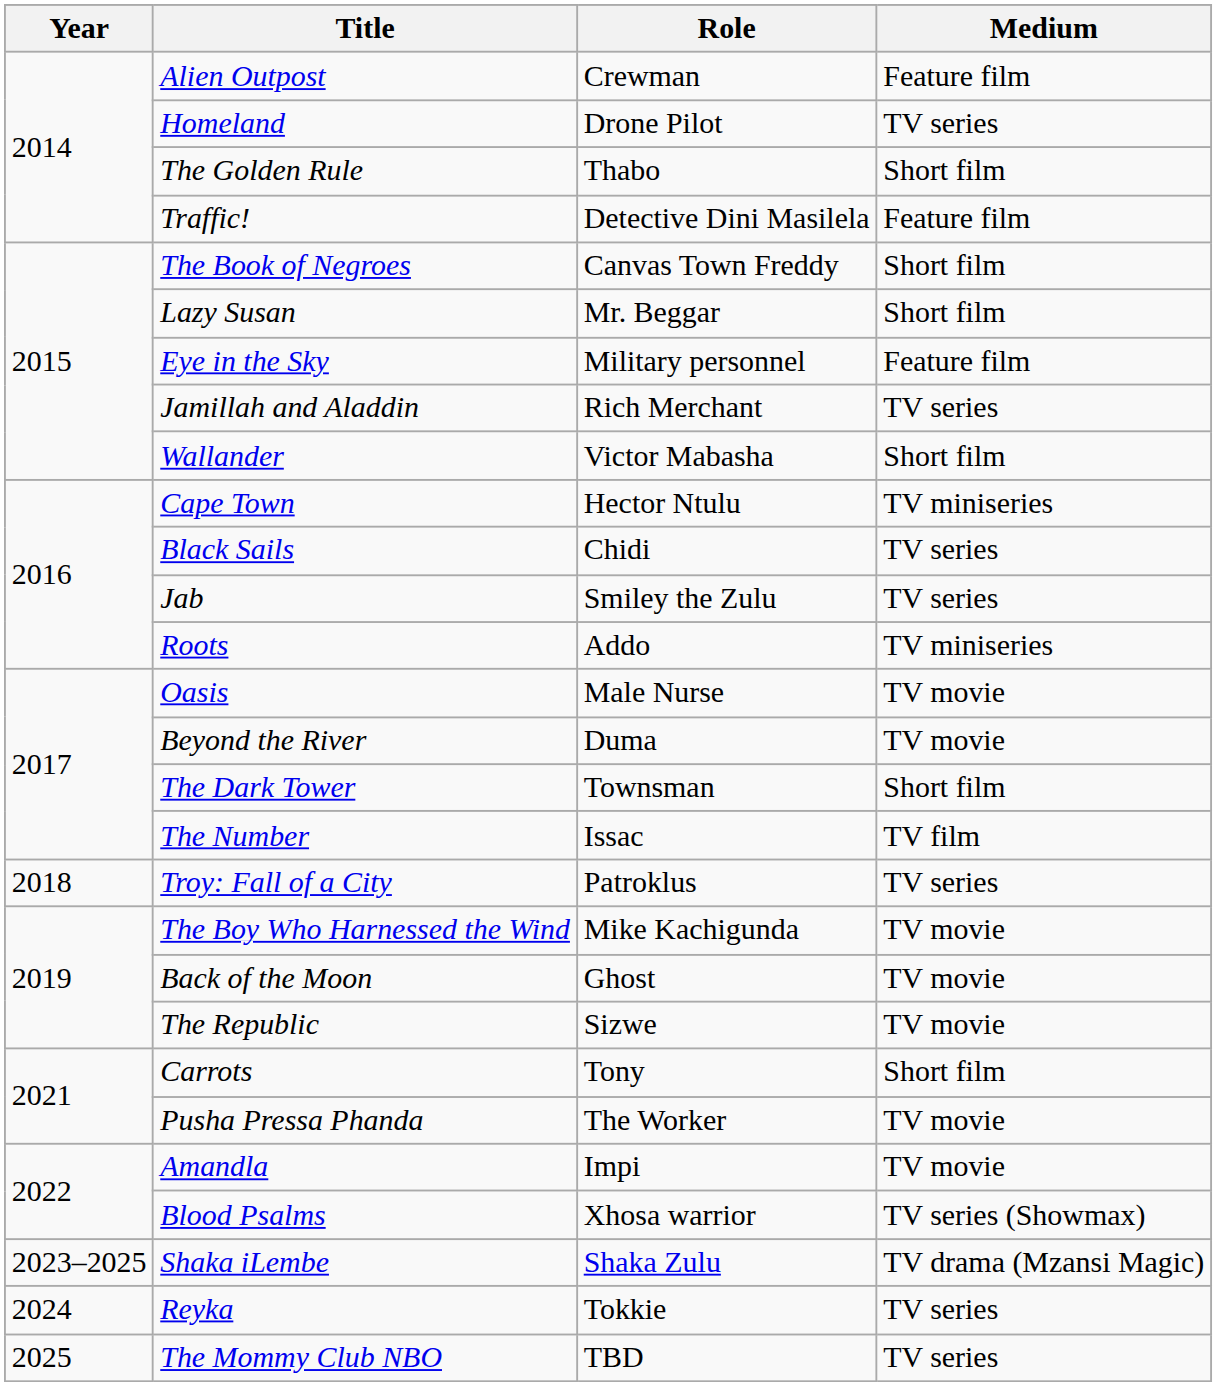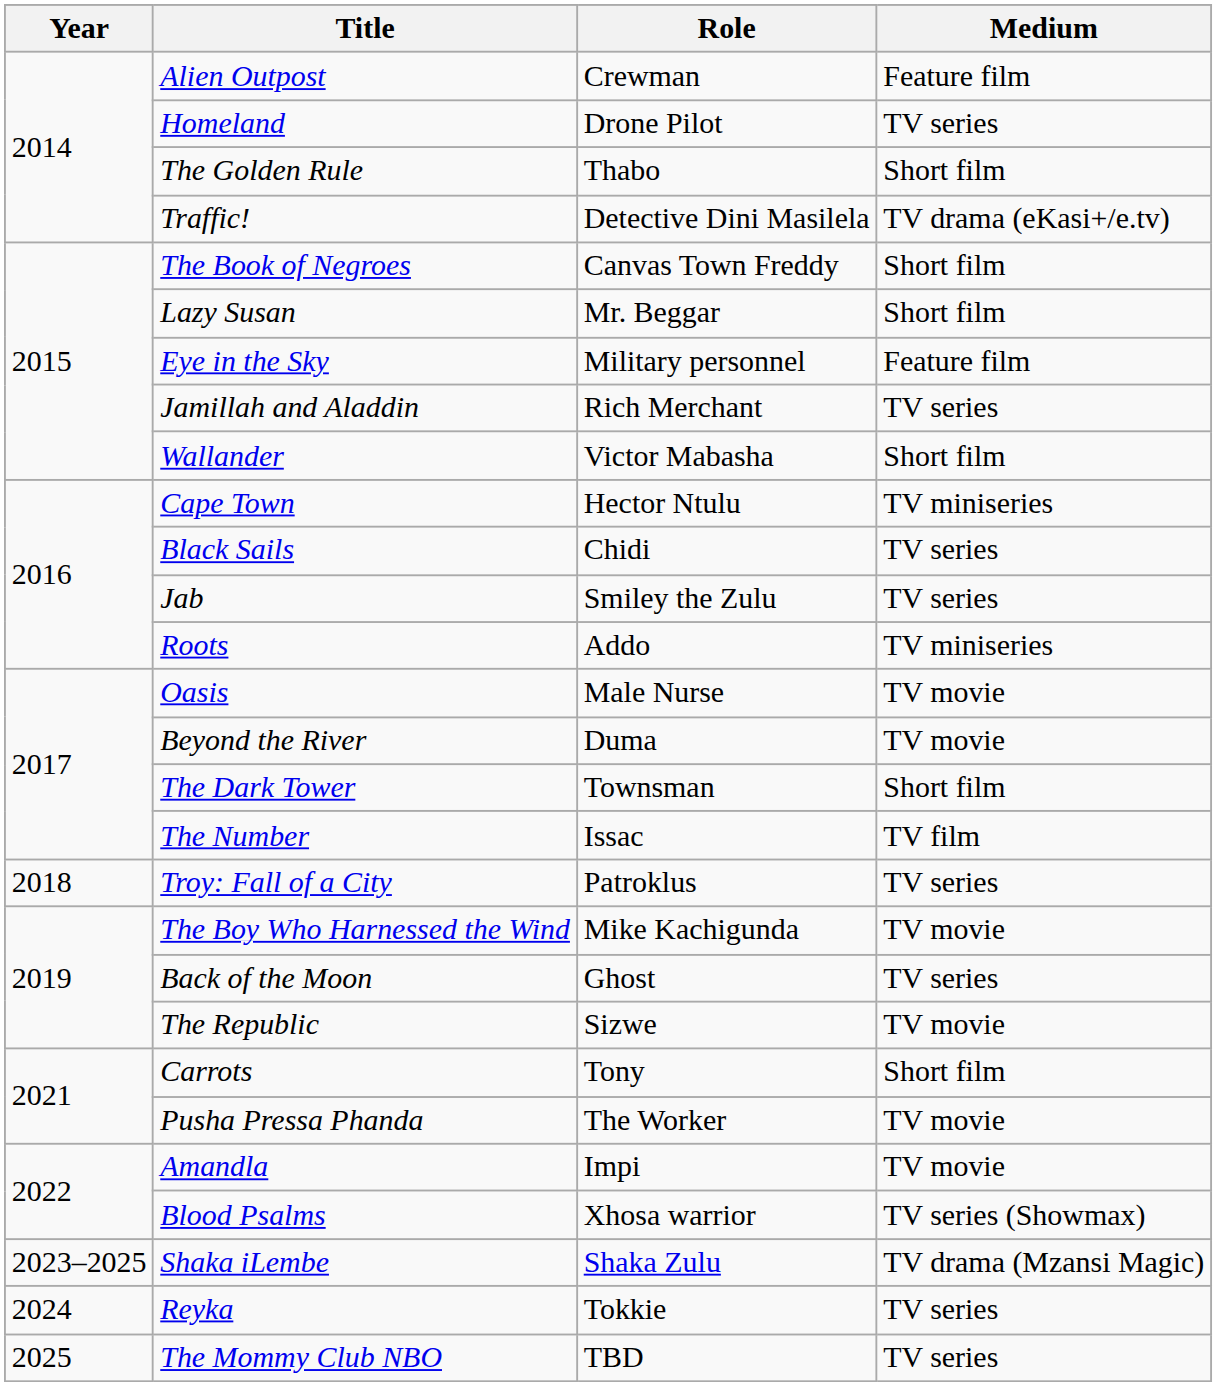(957, 218) Feature film -> (1027, 218) TV drama (eKasi+/e.tv)
(944, 977) TV movie -> (941, 977) TV series
